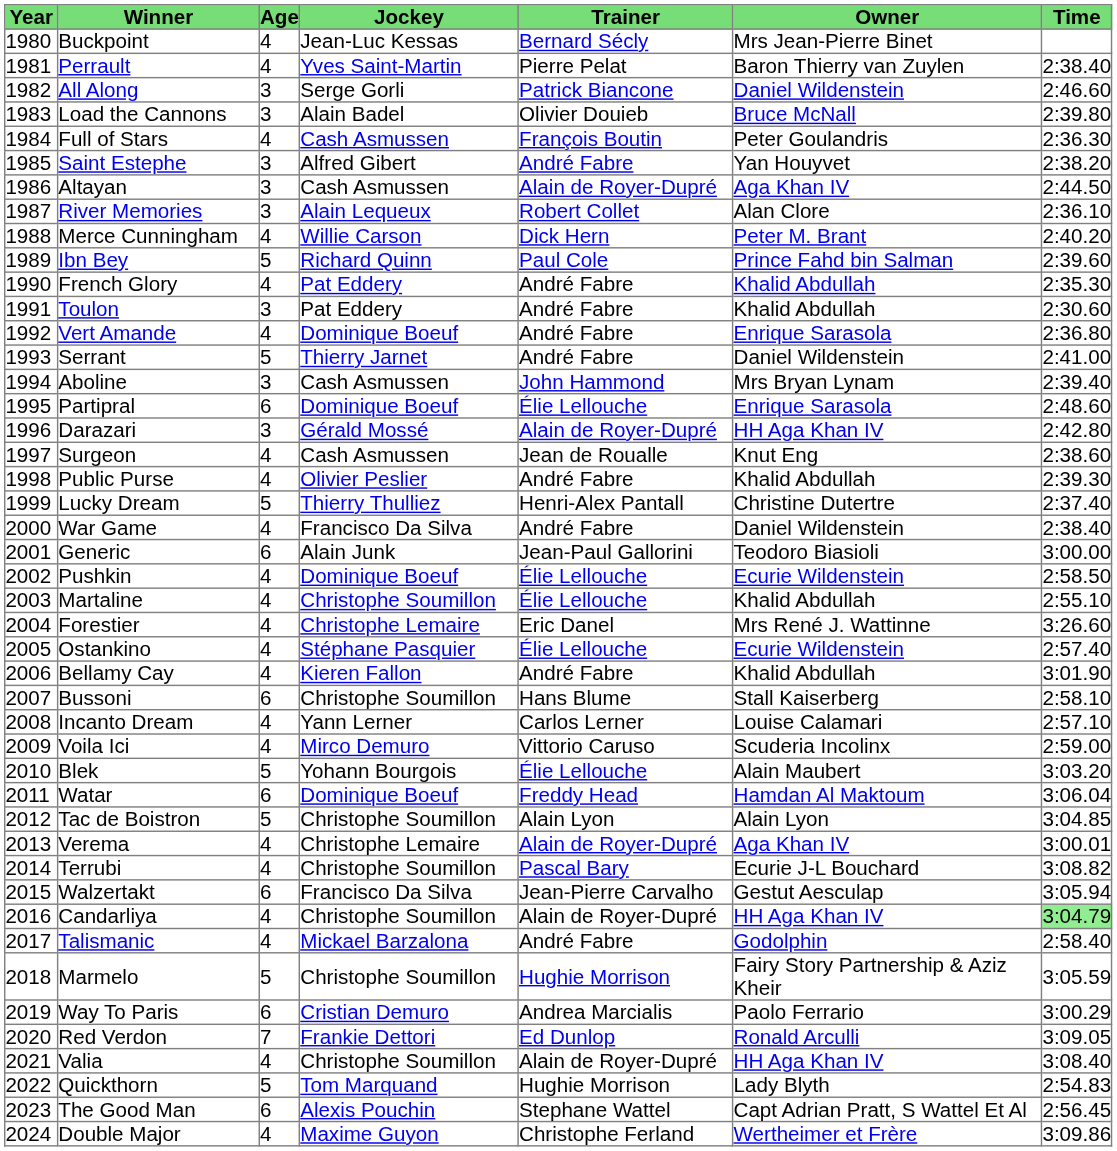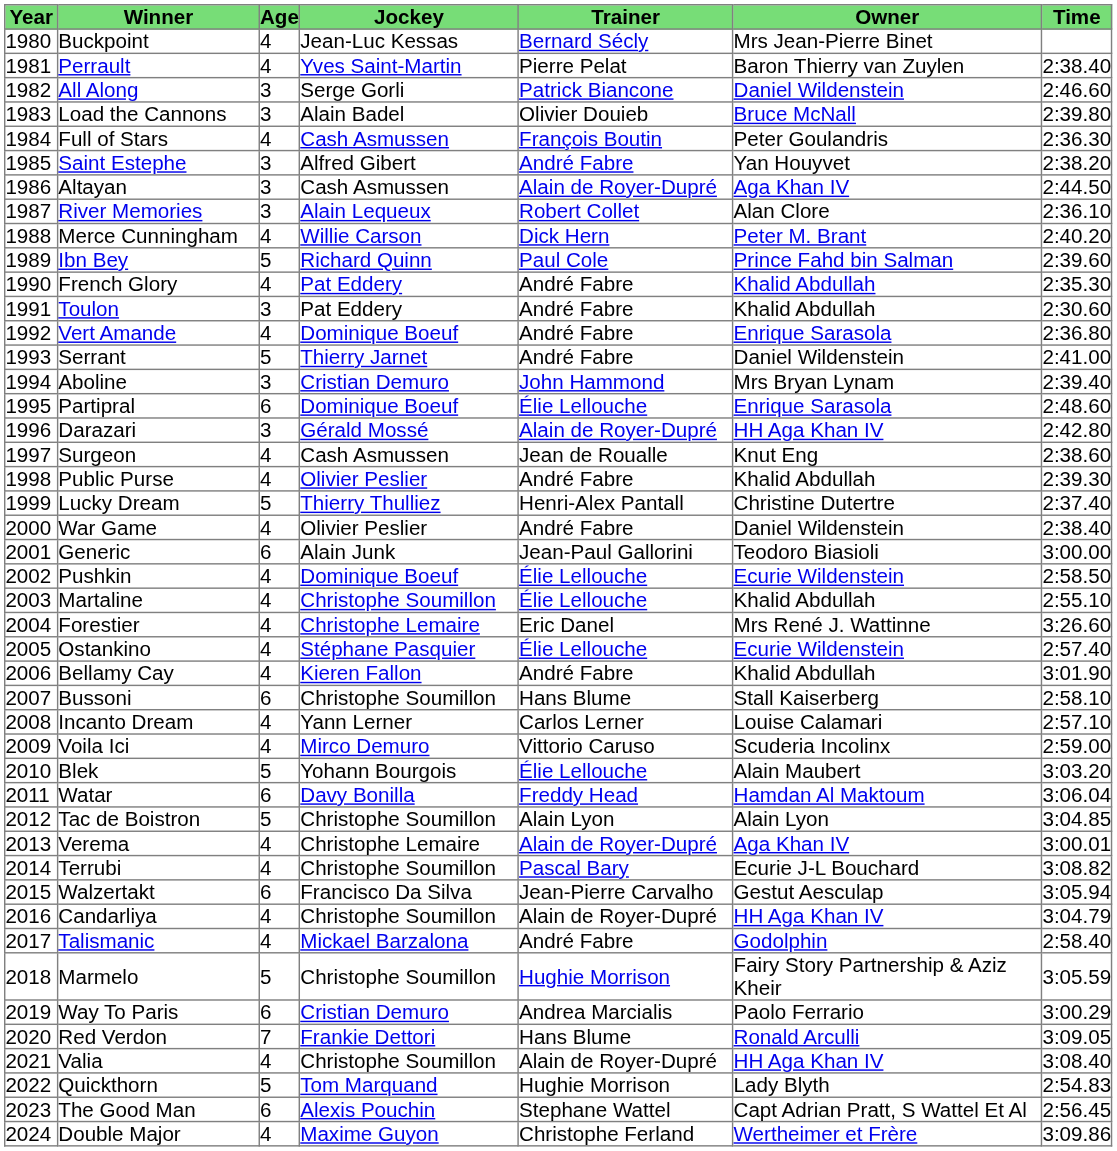(375, 382) Cash Asmussen -> (375, 382) Cristian Demuro
(386, 527) Francisco Da Silva -> (364, 527) Olivier Peslier
(379, 795) Dominique Boeuf -> (357, 795) Davy Bonilla
(1077, 916) lightgreen background -> (1077, 916) no background
(567, 1036) Ed Dunlop -> (575, 1036) Hans Blume
